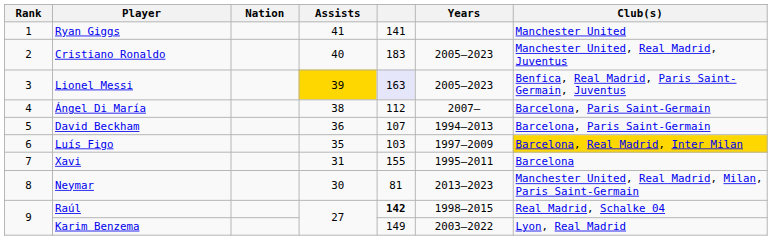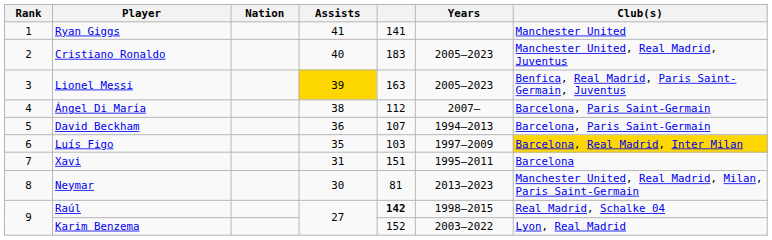(396, 85) lavender background -> (396, 85) no background
(396, 161) 155 -> (396, 161) 151
(396, 226) 149 -> (396, 226) 152
